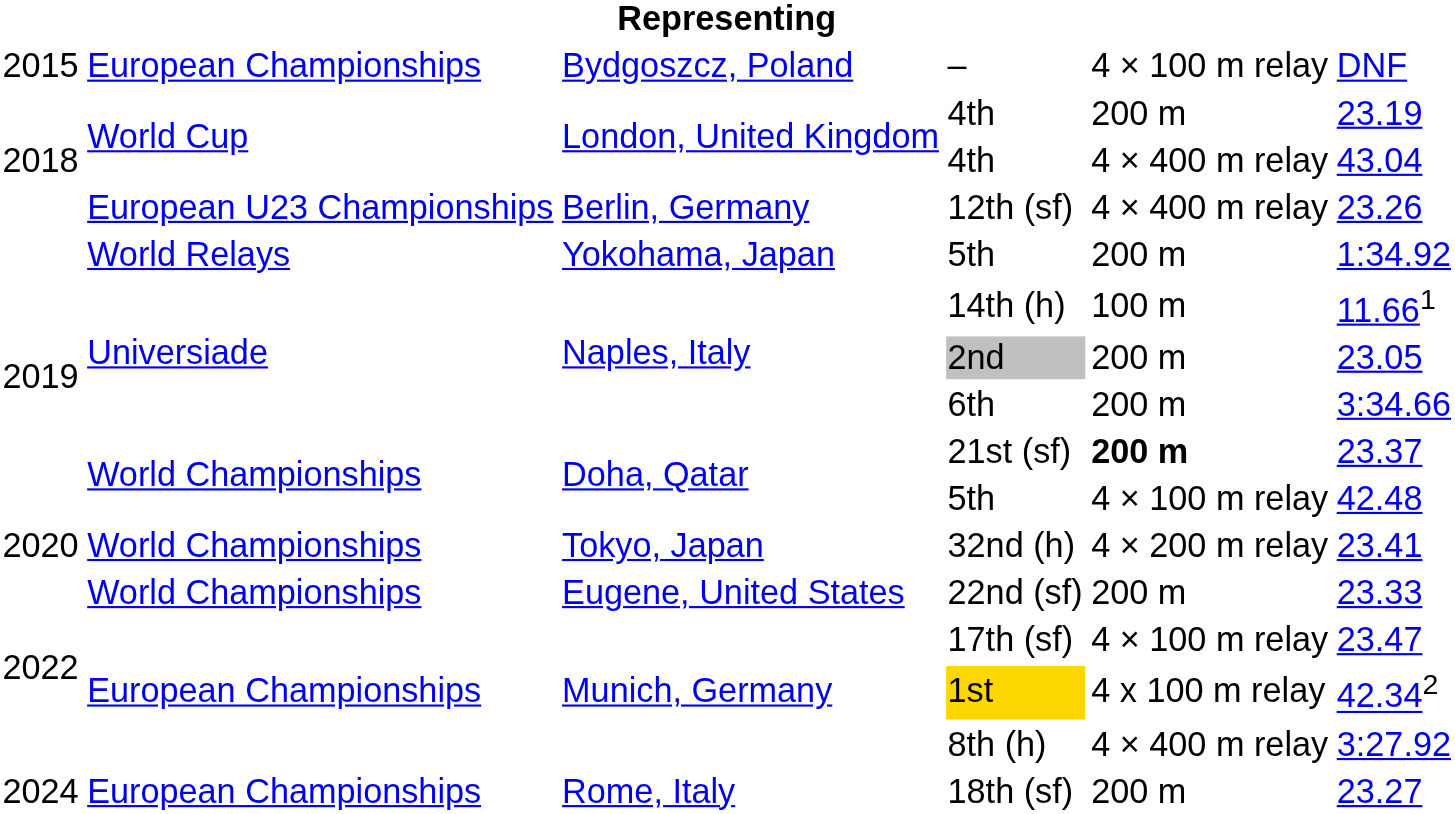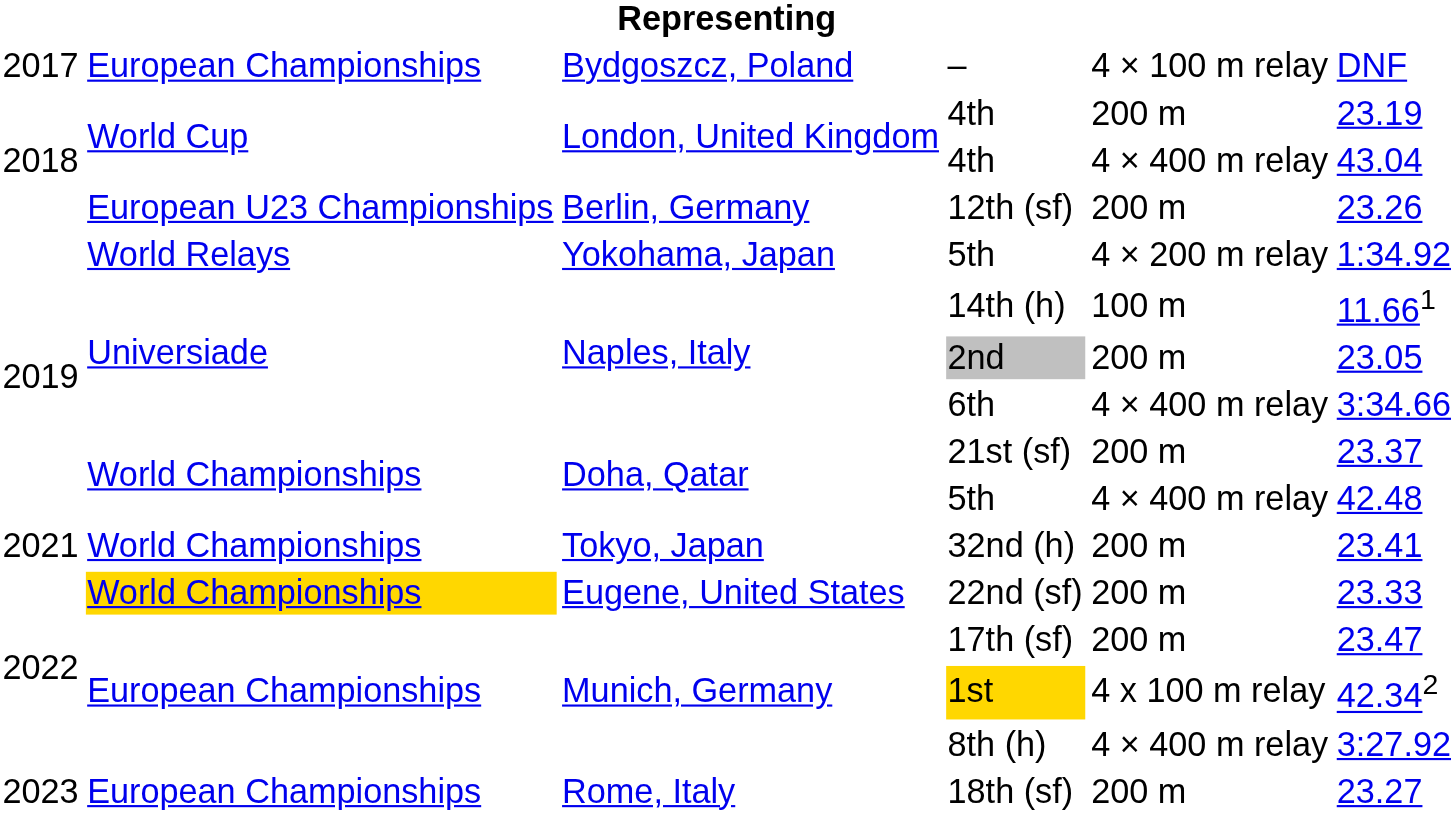(41, 66) 2015 -> (41, 66) 2017
(1210, 207) 4 × 400 m relay -> (1139, 207) 200 m
(1139, 254) 200 m -> (1210, 254) 4 × 200 m relay
(1139, 405) 200 m -> (1210, 405) 4 × 400 m relay
(1140, 452) bold -> (1139, 452) normal
(1210, 499) 4 × 100 m relay -> (1210, 499) 4 × 400 m relay
(41, 546) 2020 -> (41, 546) 2021
(1210, 546) 4 × 200 m relay -> (1139, 546) 200 m
(254, 593) no background -> (254, 593) gold background
(1210, 640) 4 × 100 m relay -> (1139, 640) 200 m
(41, 790) 2024 -> (41, 790) 2023
